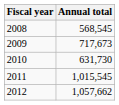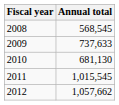(96, 44) 717,673 -> (96, 44) 737,633
(96, 60) 631,730 -> (96, 60) 681,130
